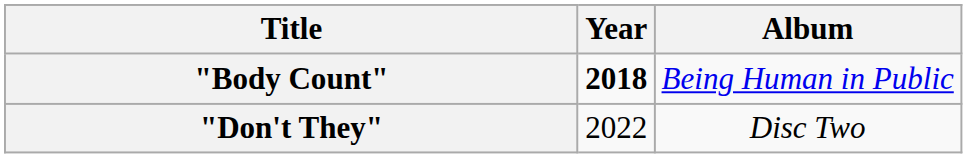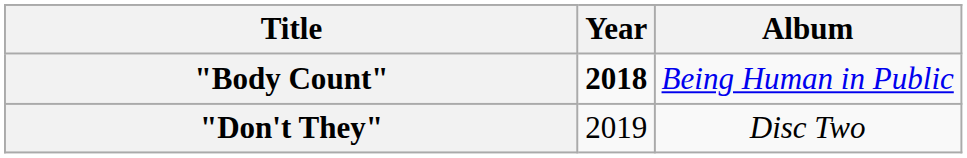(616, 127) 2022 -> (616, 127) 2019
